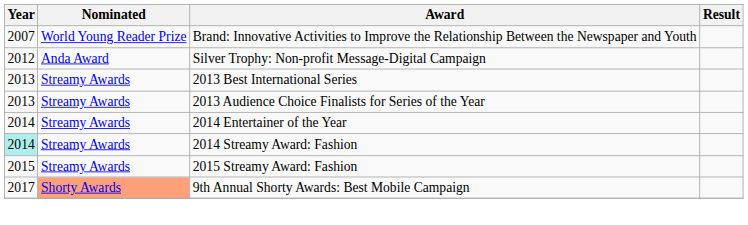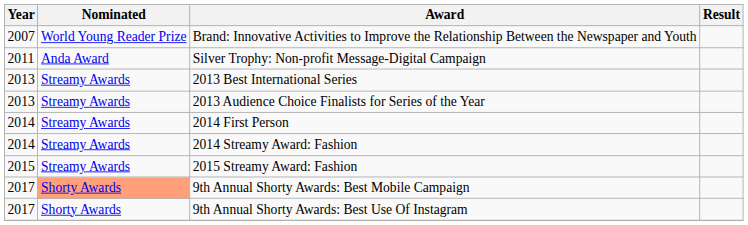(21, 58) 2012 -> (21, 58) 2011
+ row: (241, 123)
- row: (270, 123)
(21, 144) paleturquoise background -> (21, 144) no background
+ row: (330, 209)
